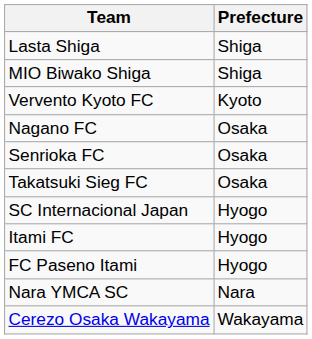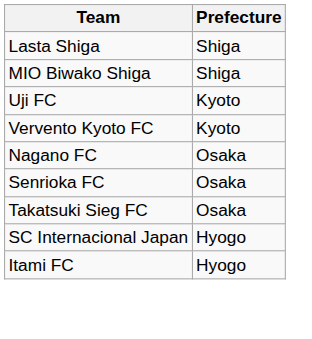+ row: (33, 100)
- row: (73, 264)
- row: (68, 292)
- row: (109, 319)
